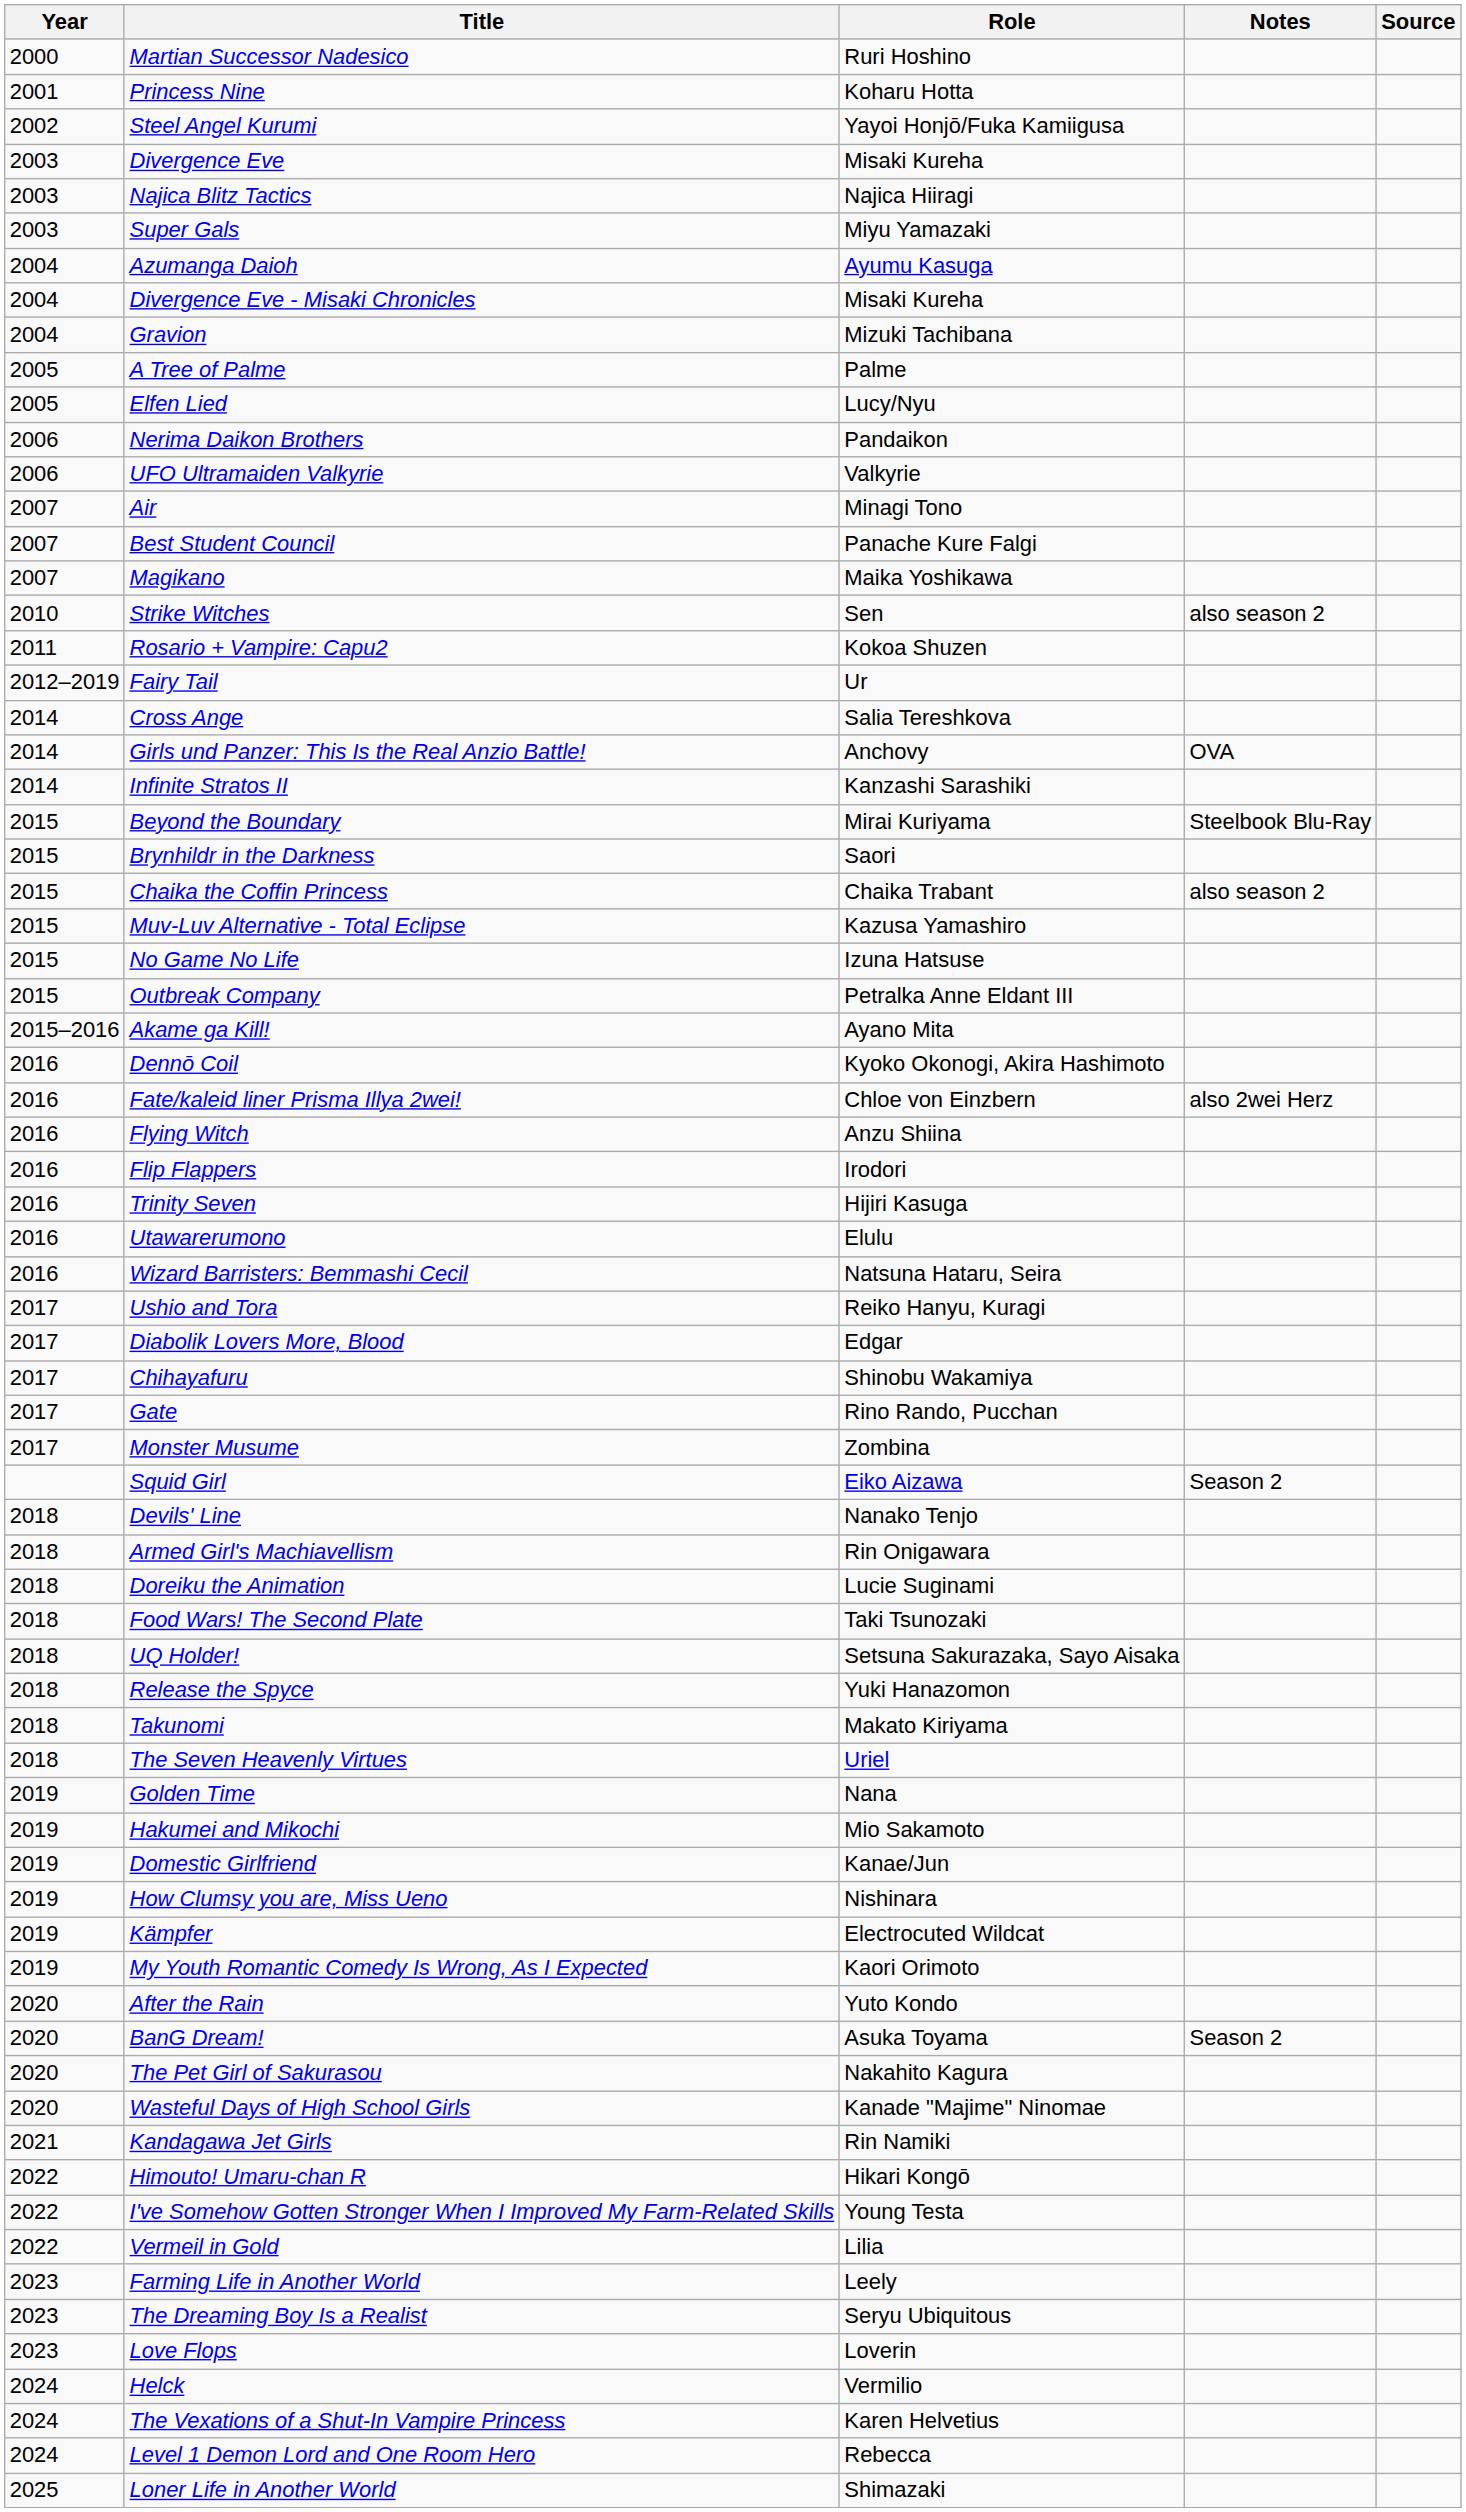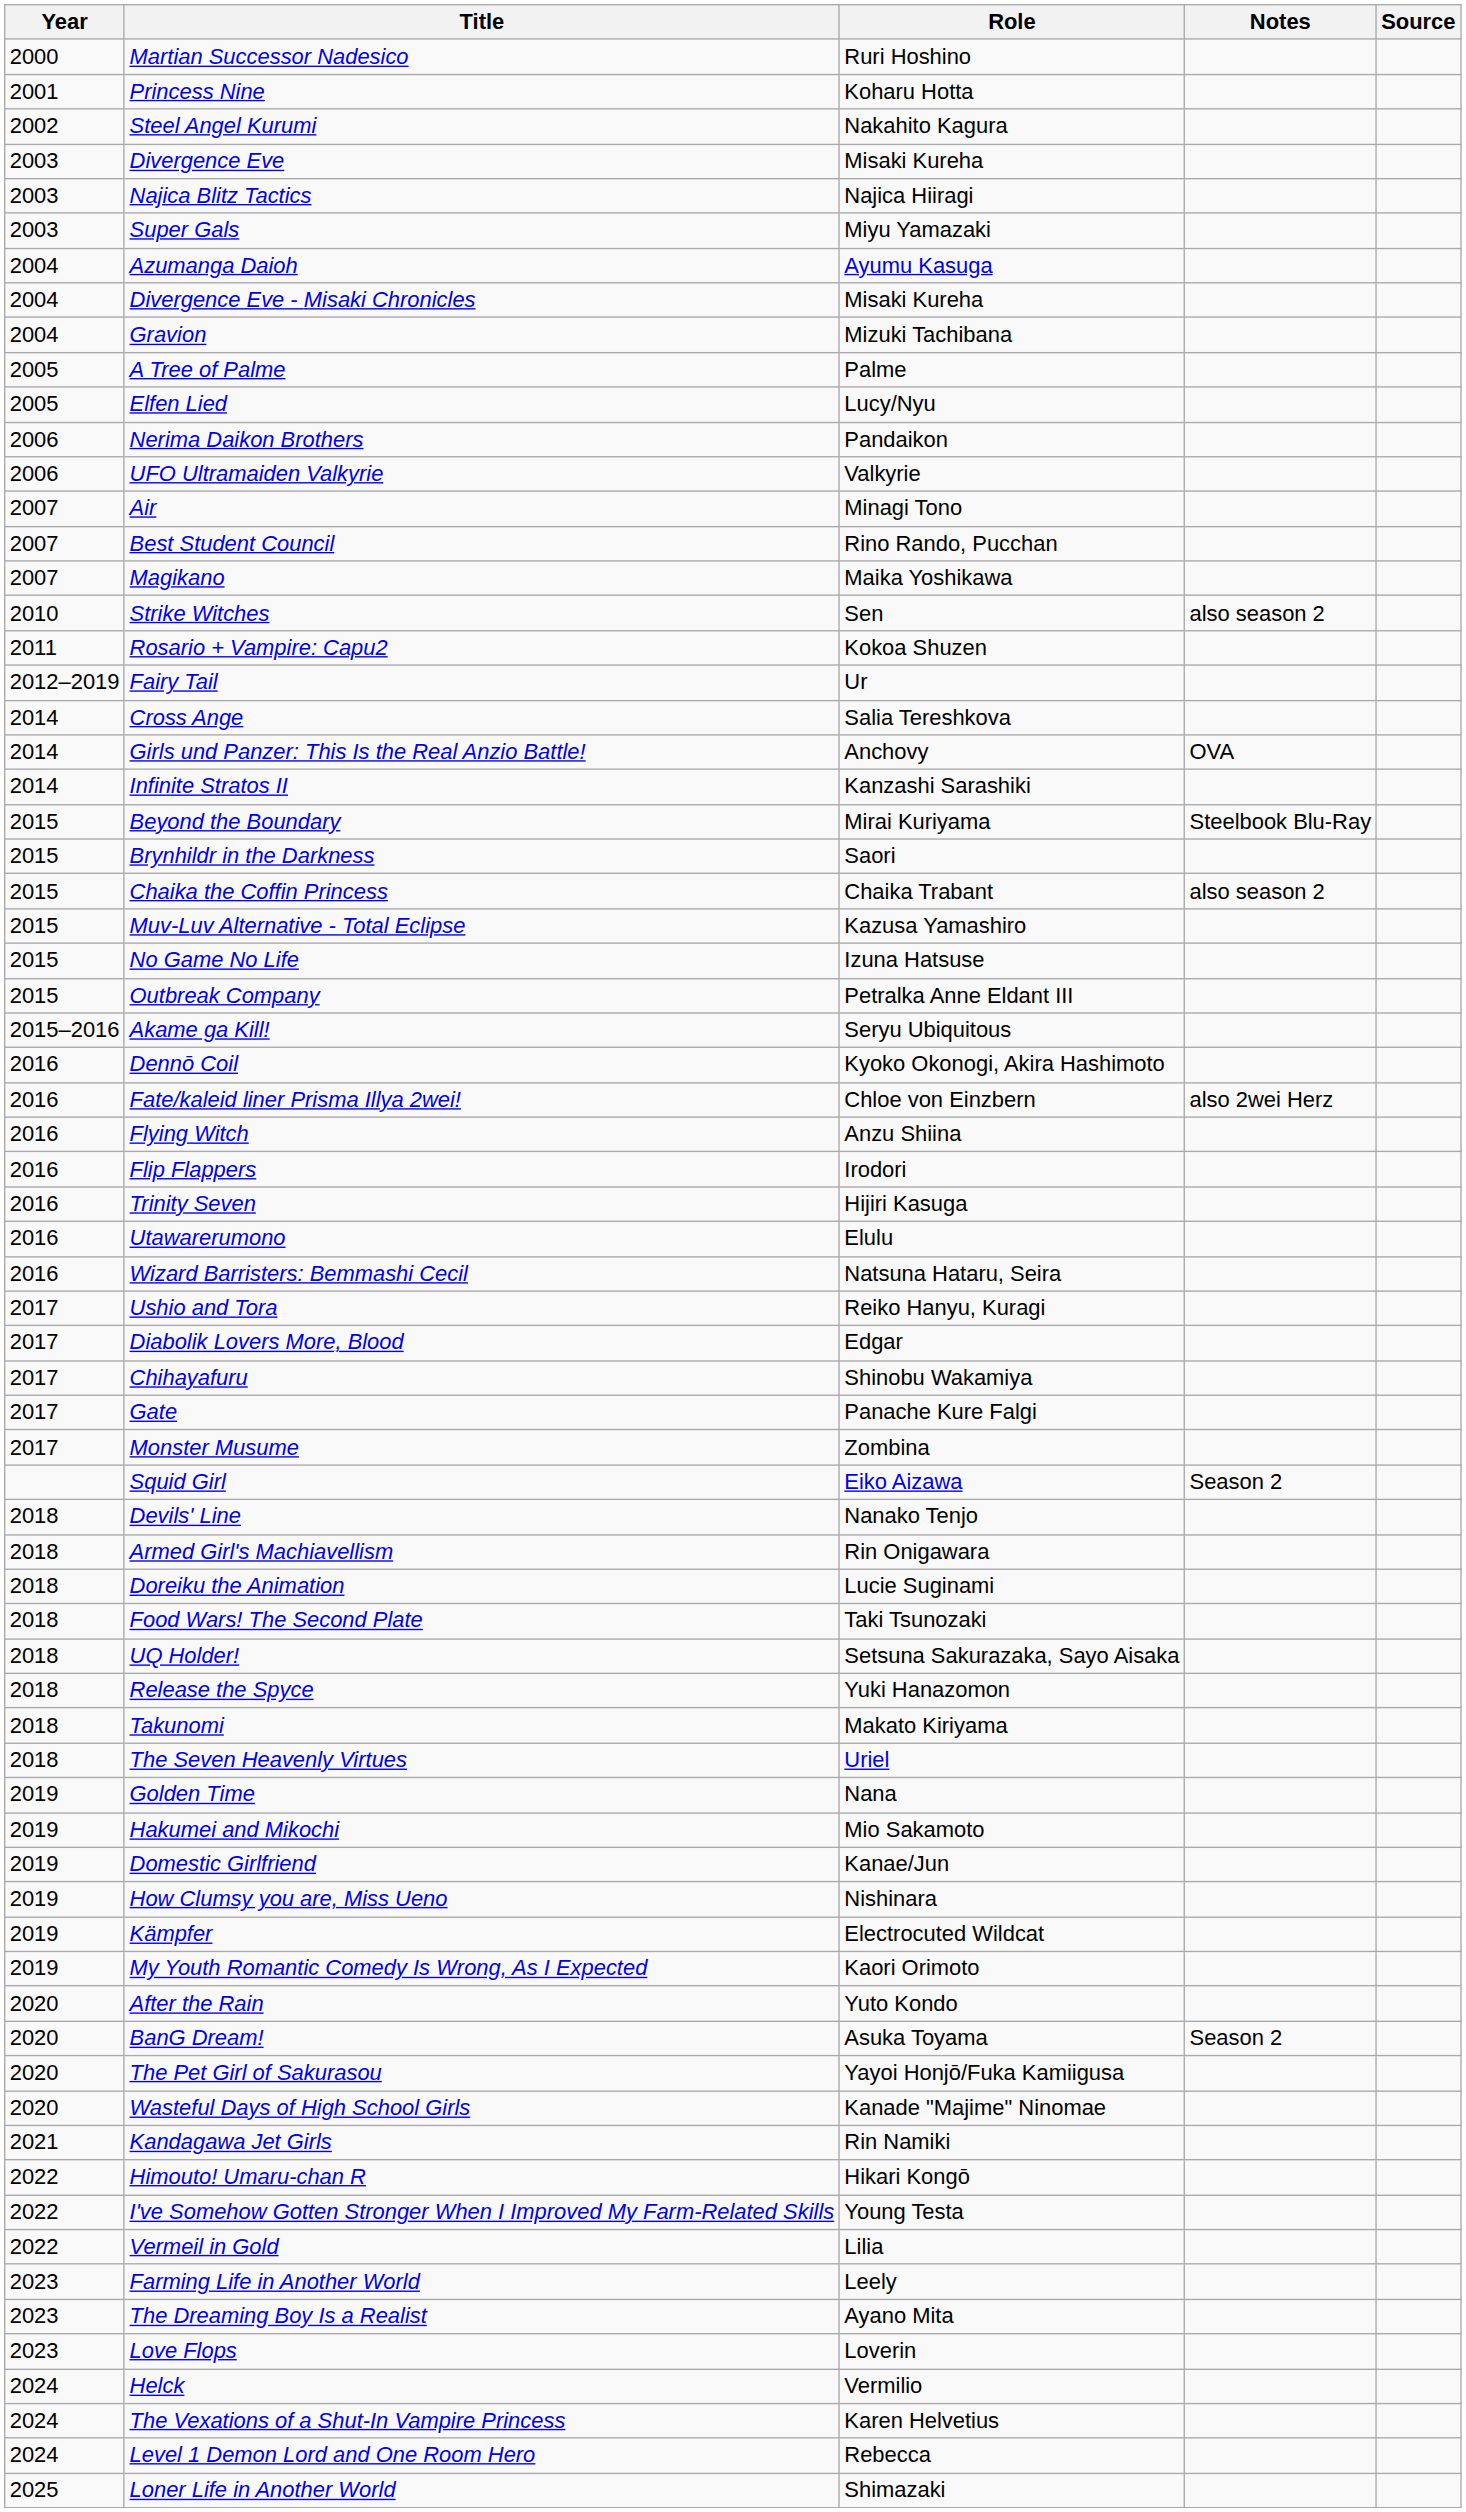(984, 126) Yayoi Honjō/Fuka Kamiigusa -> (926, 126) Nakahito Kagura
(941, 543) Panache Kure Falgi -> (951, 543) Rino Rando, Pucchan
(899, 1030) Ayano Mita -> (928, 1030) Seryu Ubiquitous
(951, 1412) Rino Rando, Pucchan -> (941, 1412) Panache Kure Falgi
(926, 2072) Nakahito Kagura -> (984, 2072) Yayoi Honjō/Fuka Kamiigusa
(928, 2316) Seryu Ubiquitous -> (899, 2316) Ayano Mita
